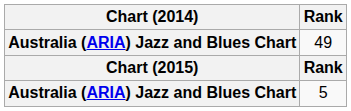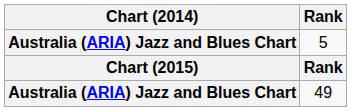rows swapped: (323, 93) <-> (323, 42)
